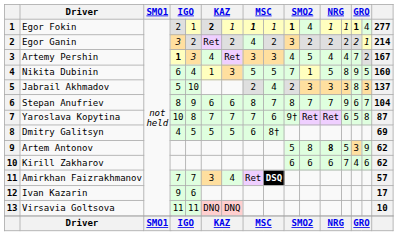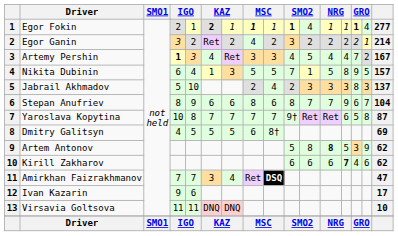(382, 72) 160 -> (382, 72) 157
(274, 103) 7 -> (274, 103) 6
(274, 118) 6 -> (274, 118) 7
(346, 163) normal -> (346, 163) bold
(382, 178) 57 -> (382, 178) 47
